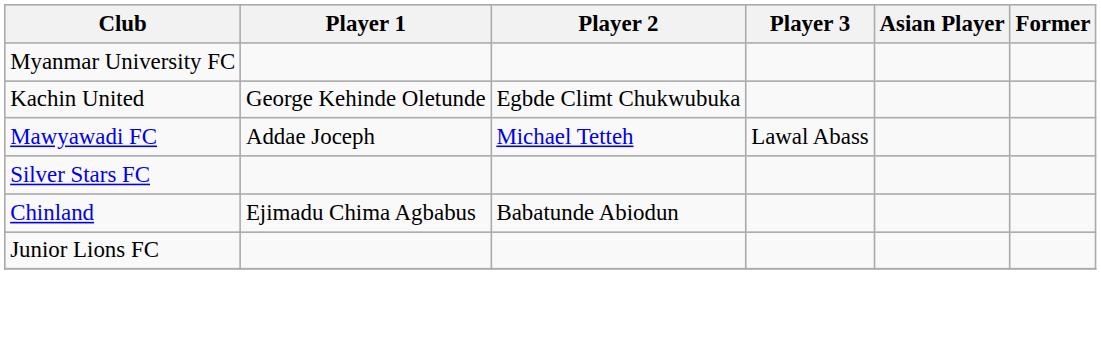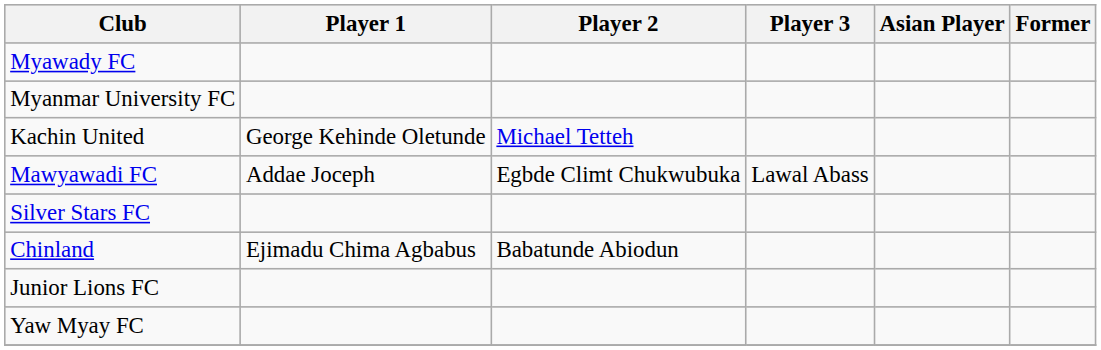+ row: (73, 61)
(618, 99) Egbde Climt Chukwubuka -> (565, 137) Michael Tetteh
(565, 137) Michael Tetteh -> (618, 174) Egbde Climt Chukwubuka
+ row: (77, 325)
